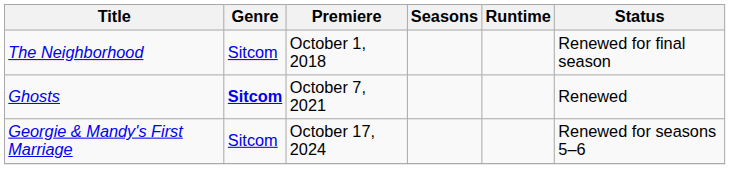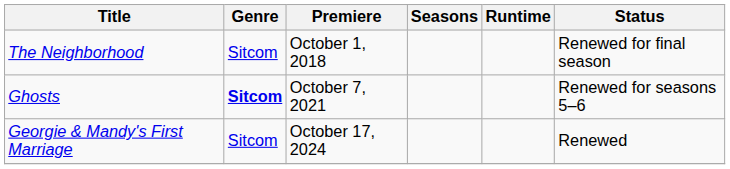(593, 96) Renewed -> (637, 96) Renewed for seasons 5–6
(637, 140) Renewed for seasons 5–6 -> (593, 140) Renewed
